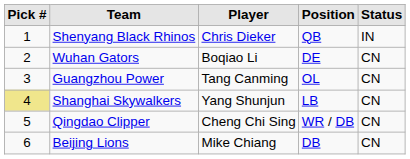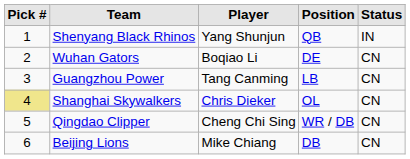(238, 36) Chris Dieker -> (243, 36) Yang Shunjun
(311, 79) OL -> (310, 79) LB
(243, 100) Yang Shunjun -> (238, 100) Chris Dieker
(310, 100) LB -> (311, 100) OL
